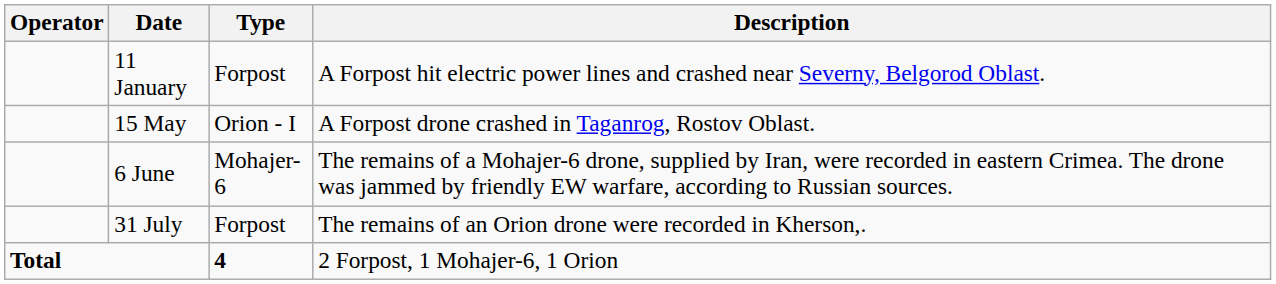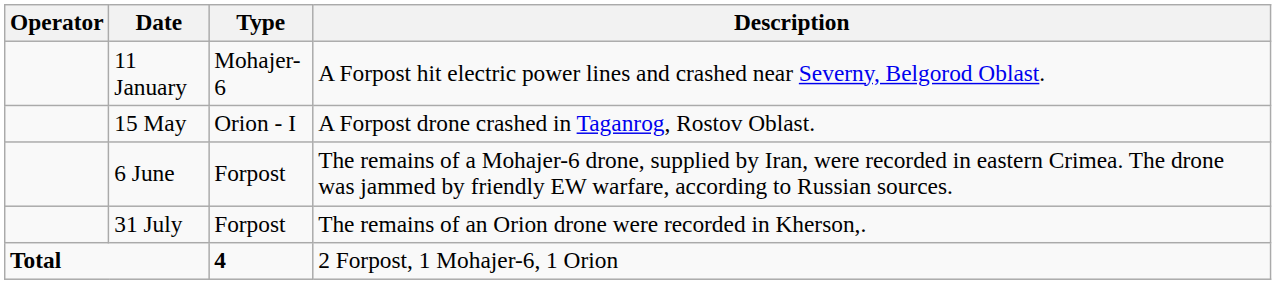(250, 73) Forpost -> (257, 73) Mohajer-6
(257, 173) Mohajer-6 -> (250, 173) Forpost
